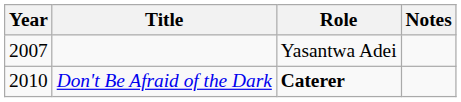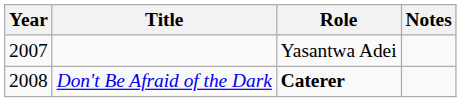(28, 81) 2010 -> (28, 81) 2008
